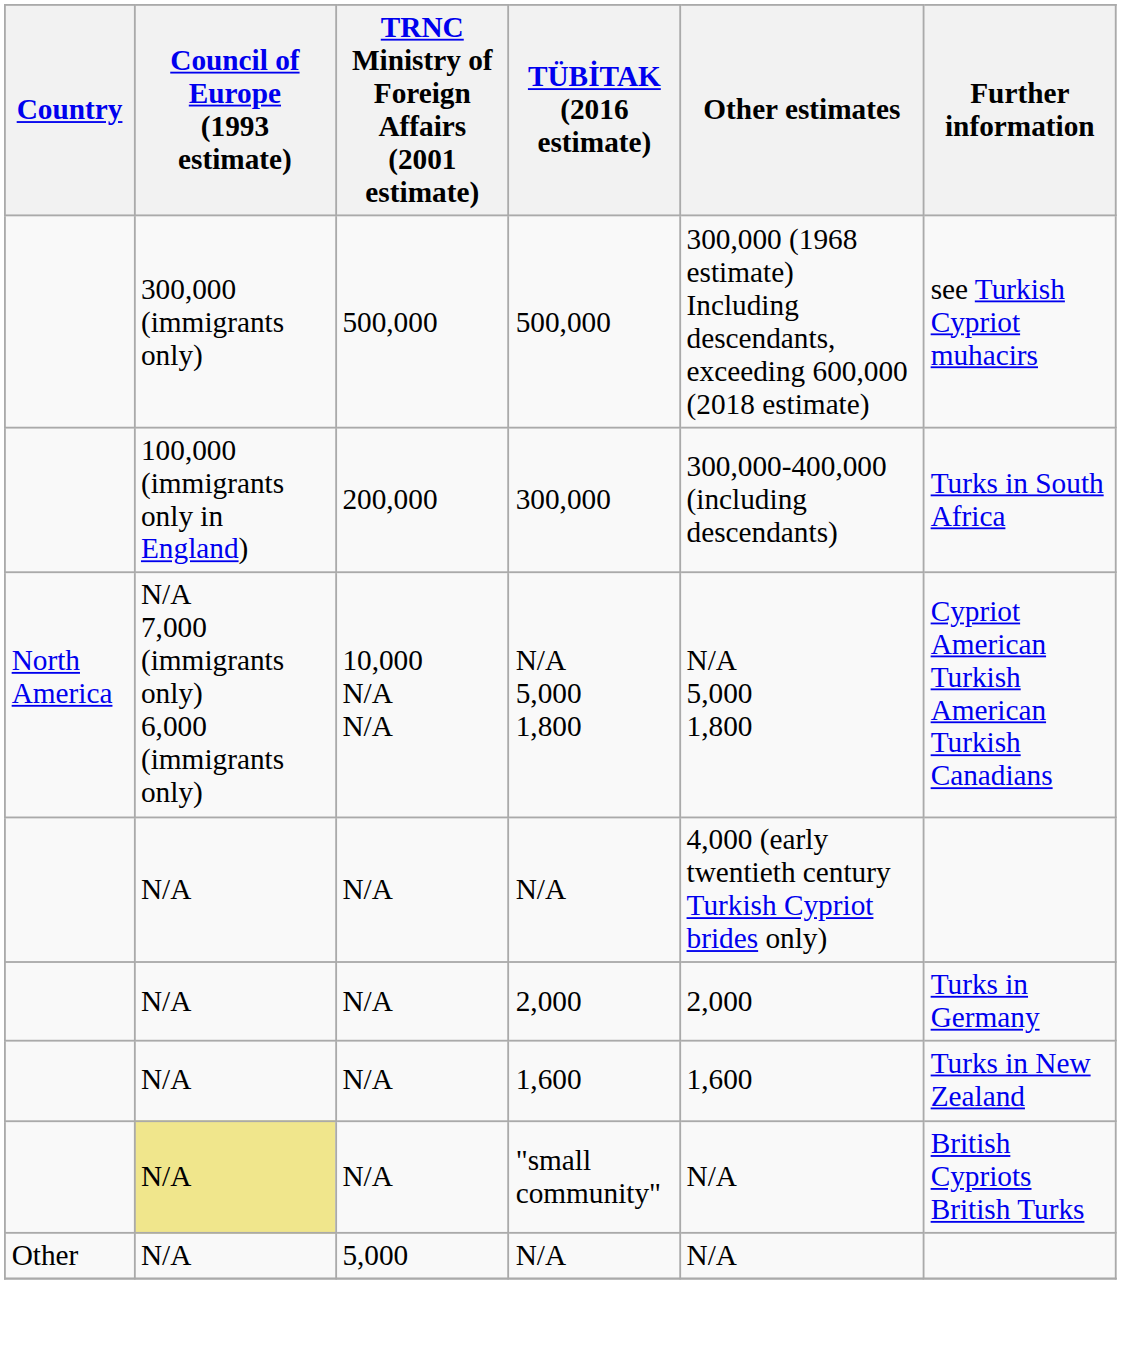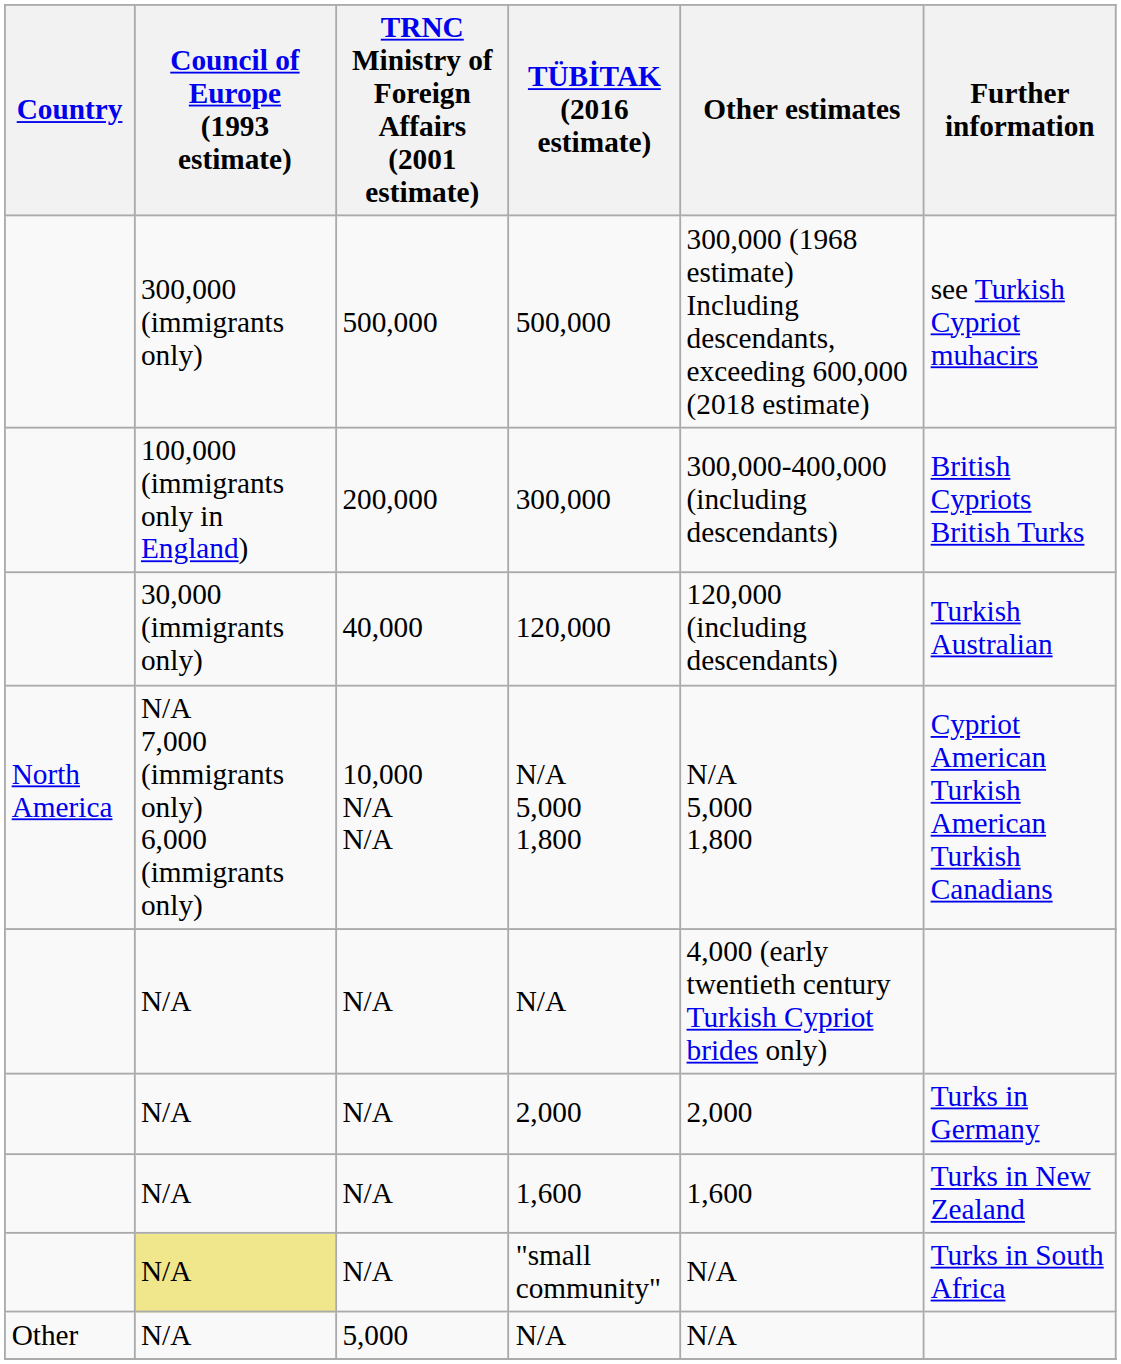(1017, 499) Turks in South Africa -> (1008, 499) British Cypriots British Turks
+ row: (383, 628)
(1008, 1176) British Cypriots British Turks -> (1017, 1272) Turks in South Africa
